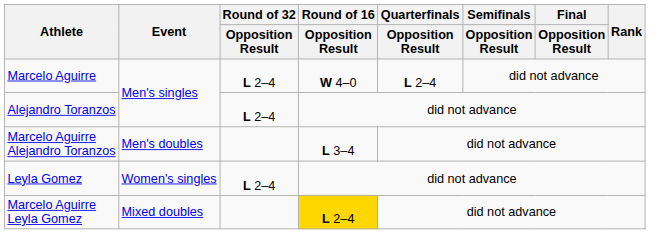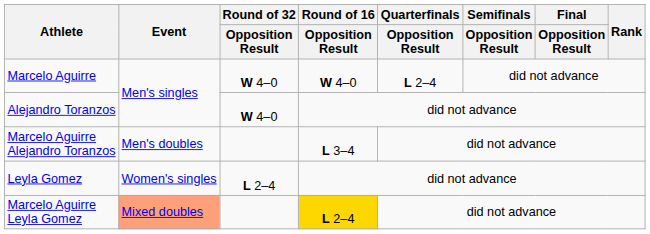(259, 83) L 2–4 -> (259, 83) W 4–0
(259, 117) L 2–4 -> (259, 117) W 4–0
(162, 212) no background -> (162, 212) lightsalmon background
